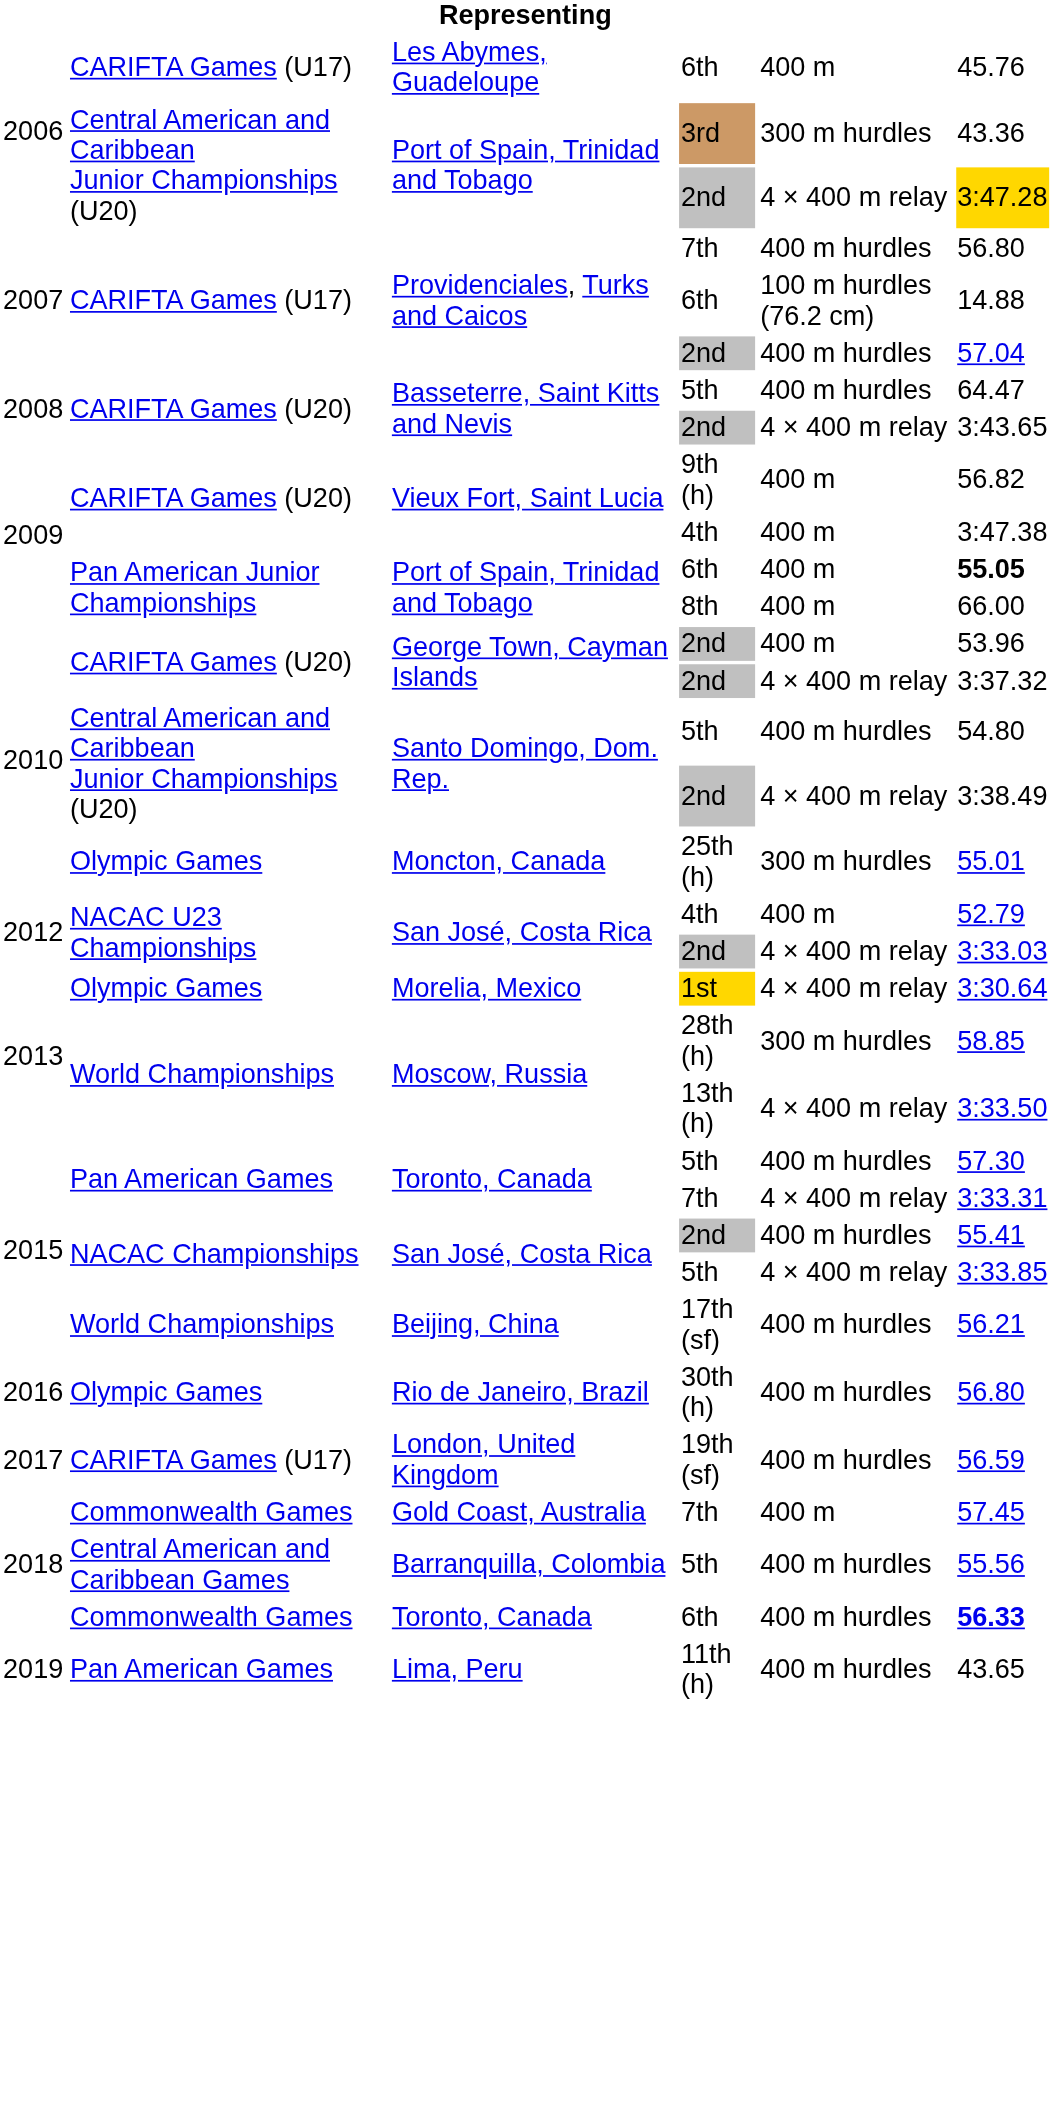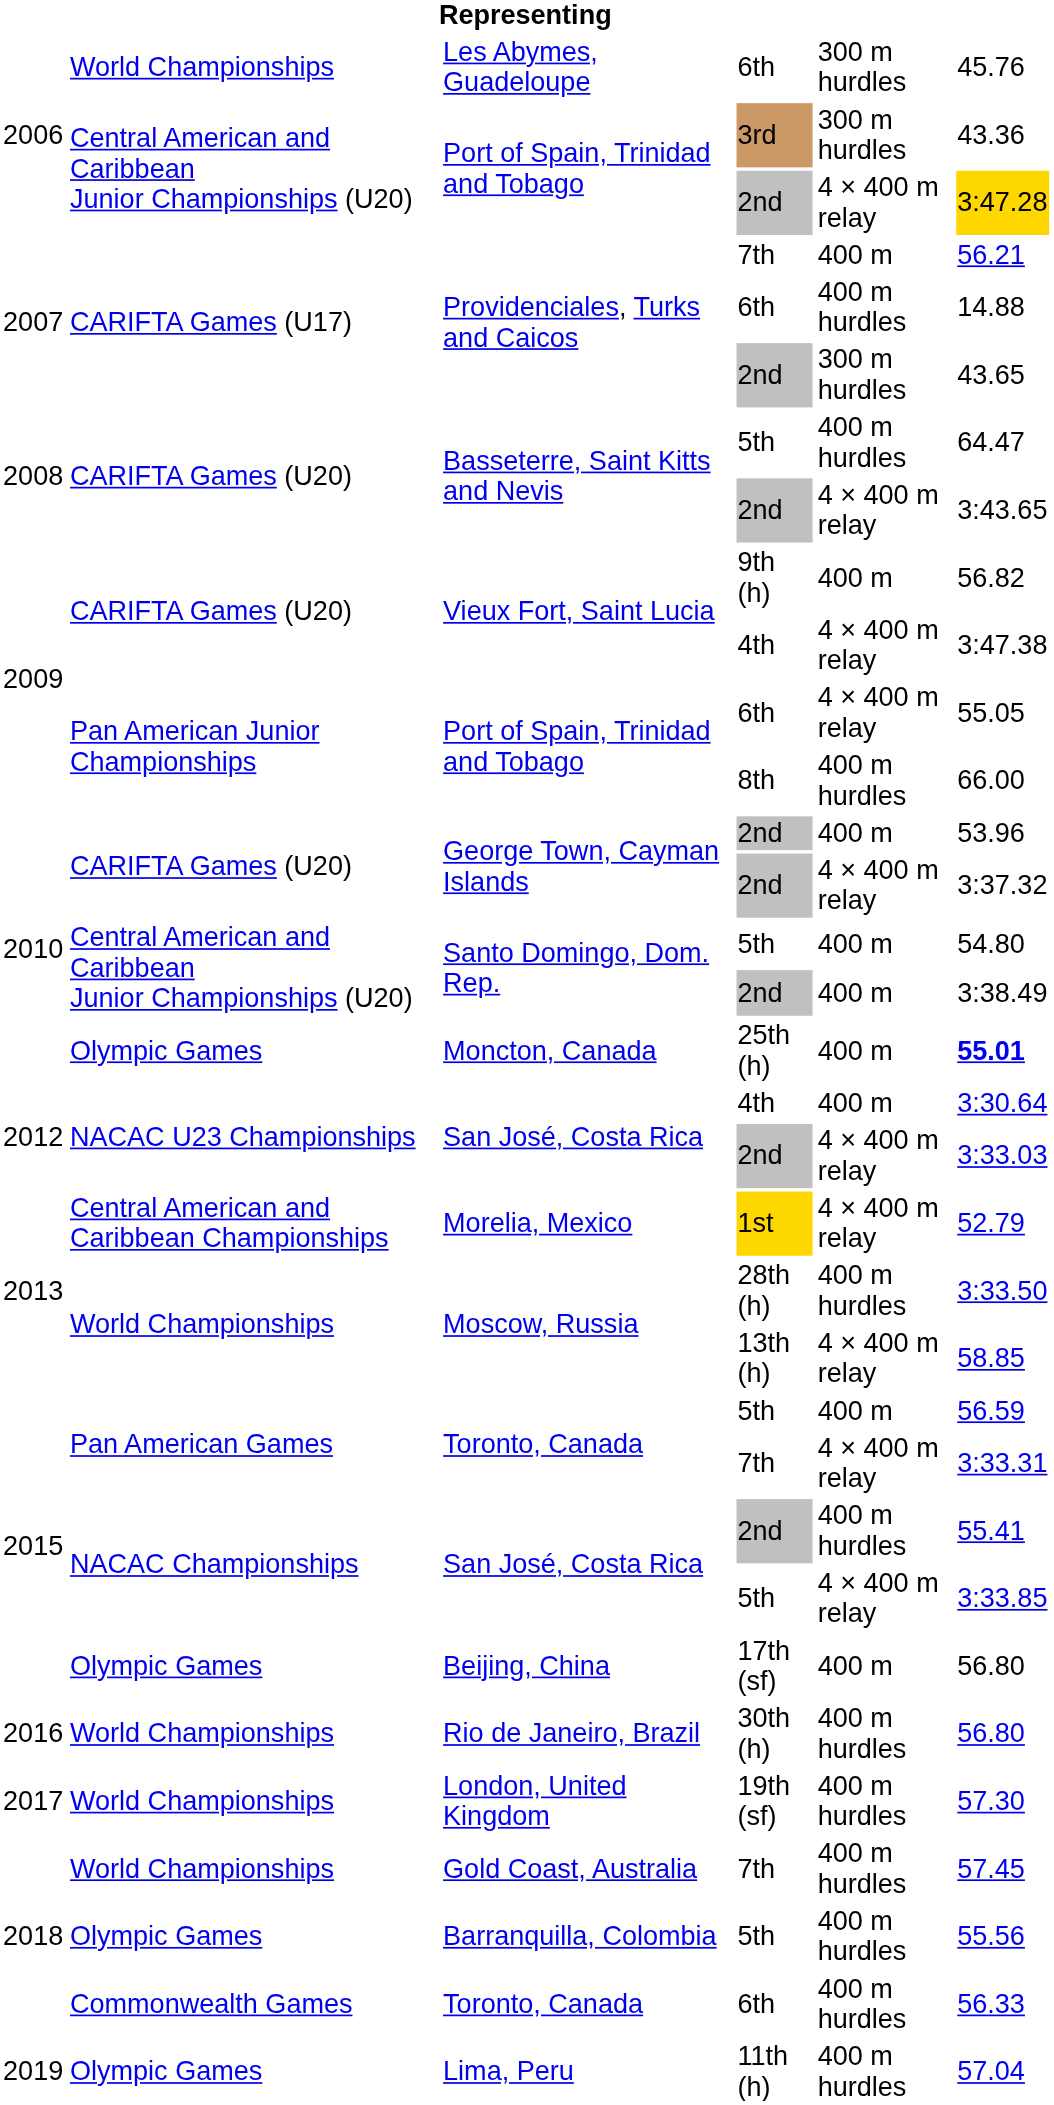(211, 67) CARIFTA Games (U17) -> (202, 67) World Championships
(798, 67) 400 m -> (862, 67) 300 m hurdles
(846, 248) 400 m hurdles -> (855, 254) 400 m
(991, 248) 56.80 -> (991, 254) 56.21
(846, 300) 100 m hurdles (76.2 cm) -> (862, 307) 400 m hurdles
(846, 352) 400 m hurdles -> (862, 374) 300 m hurdles
(991, 352) 57.04 -> (991, 374) 43.65
(798, 532) 400 m -> (878, 645) 4 × 400 m relay
(798, 569) 400 m -> (878, 712) 4 × 400 m relay
(991, 569) bold -> (991, 712) normal
(798, 606) 400 m -> (862, 780) 400 m hurdles
(846, 731) 400 m hurdles -> (855, 943) 400 m
(854, 795) 4 × 400 m relay -> (855, 992) 400 m
(846, 861) 300 m hurdles -> (855, 1050) 400 m
(991, 861) normal -> (991, 1050) bold
(991, 914) 52.79 -> (1002, 1103) 3:30.64
(166, 988) Olympic Games -> (229, 1223) Central American and Caribbean Championships
(1002, 988) 3:30.64 -> (991, 1223) 52.79
(846, 1040) 300 m hurdles -> (862, 1290) 400 m hurdles
(991, 1040) 58.85 -> (1002, 1290) 3:33.50
(1002, 1108) 3:33.50 -> (991, 1358) 58.85
(846, 1160) 400 m hurdles -> (855, 1410) 400 m
(991, 1160) 57.30 -> (991, 1410) 56.59
(202, 1324) World Championships -> (166, 1666) Olympic Games
(846, 1324) 400 m hurdles -> (855, 1666) 400 m
(991, 1324) 56.21 -> (991, 1666) 56.80
(166, 1392) Olympic Games -> (202, 1733) World Championships
(211, 1459) CARIFTA Games (U17) -> (202, 1801) World Championships
(991, 1459) 56.59 -> (991, 1801) 57.30
(211, 1512) Commonwealth Games -> (202, 1868) World Championships
(798, 1512) 400 m -> (862, 1868) 400 m hurdles
(200, 1564) Central American and Caribbean Games -> (166, 1936) Olympic Games
(991, 1617) bold -> (991, 2004) normal
(201, 1669) Pan American Games -> (166, 2071) Olympic Games
(991, 1669) 43.65 -> (991, 2071) 57.04
